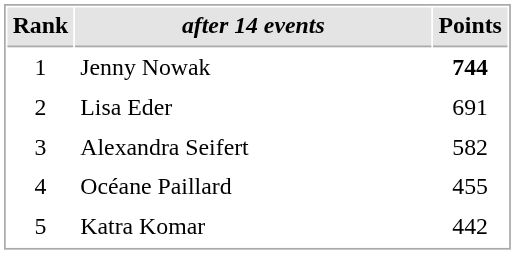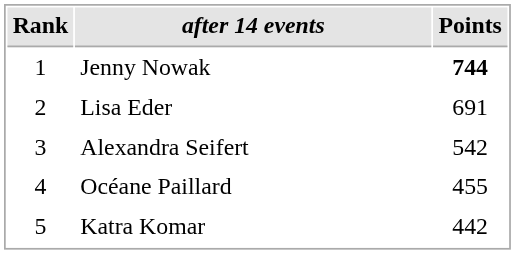(470, 147) 582 -> (470, 147) 542
